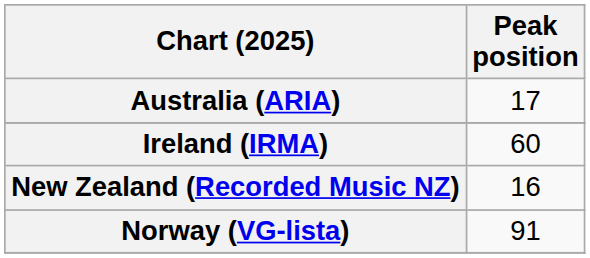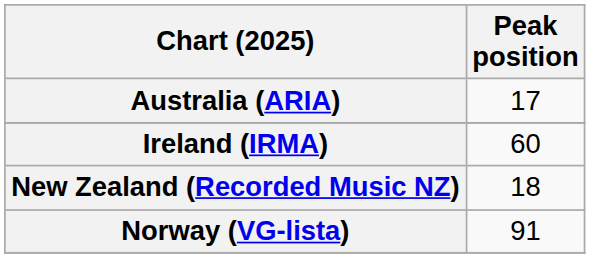(525, 187) 16 -> (525, 187) 18
